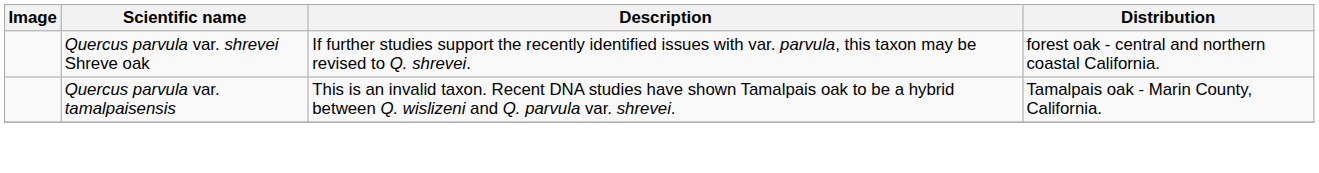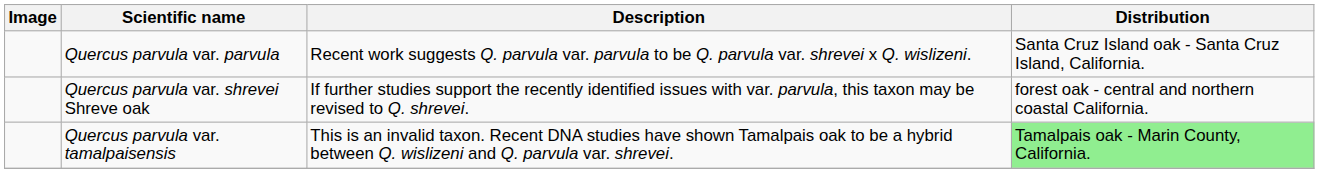+ row: (172, 53)
(1139, 99) no background -> (1128, 145) lightgreen background
